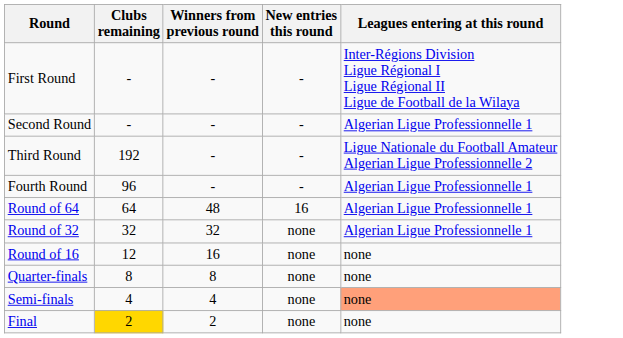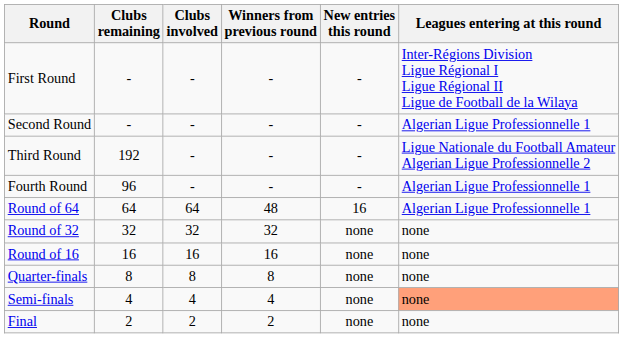+ column: (192, 23)
(438, 231) Algerian Ligue Professionnelle 1 -> (416, 231) none
(129, 253) 12 -> (129, 253) 16
(129, 321) gold background -> (129, 321) no background
